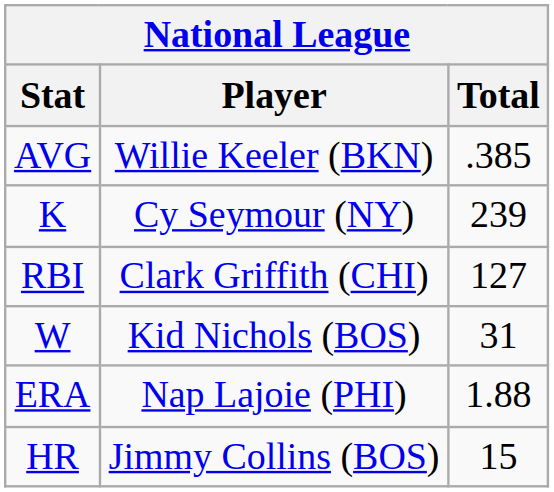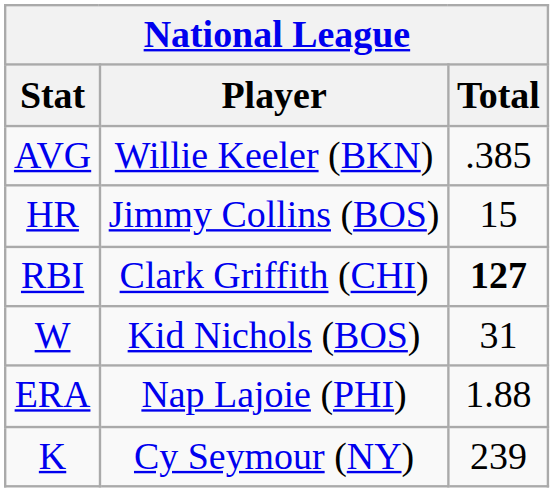rows swapped: (53, 455) <-> (53, 214)
(498, 275) normal -> (498, 275) bold
